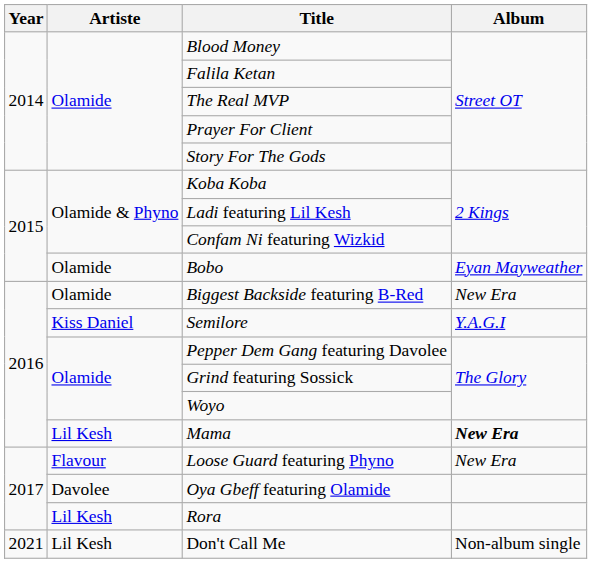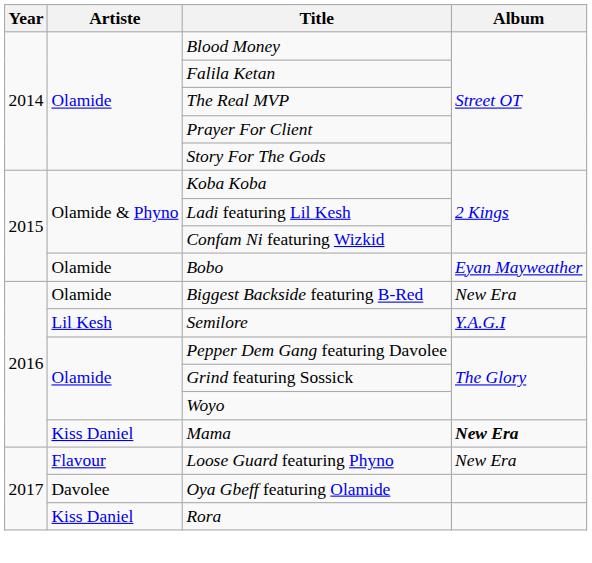(92, 322) Kiss Daniel -> (82, 322) Lil Kesh
(82, 433) Lil Kesh -> (92, 433) Kiss Daniel
(82, 516) Lil Kesh -> (92, 516) Kiss Daniel
- row: (236, 543)
